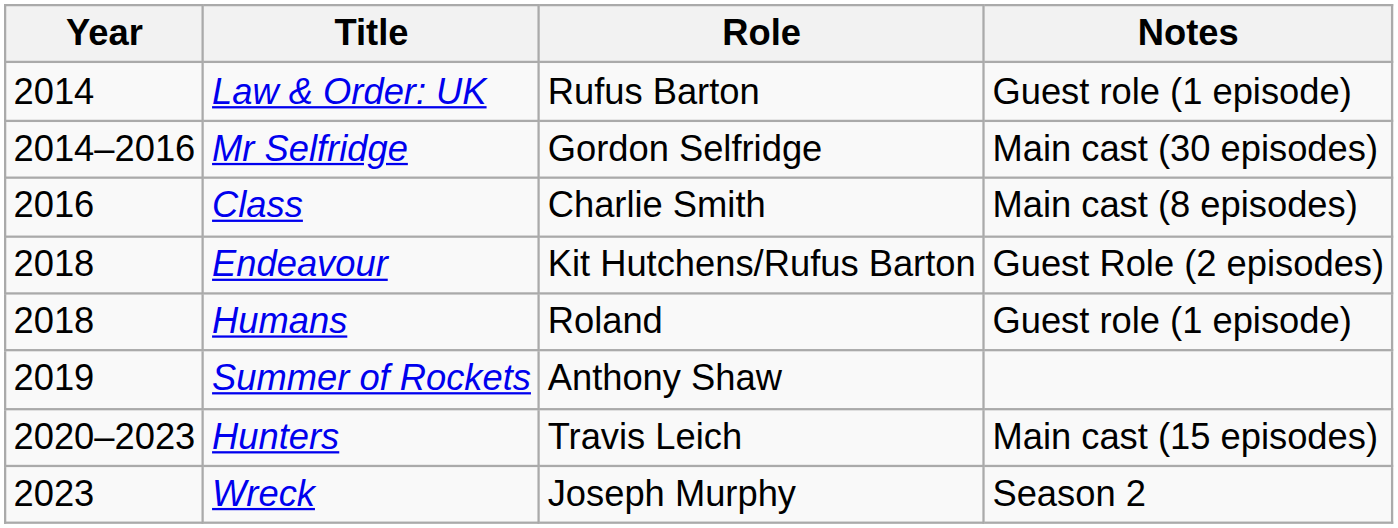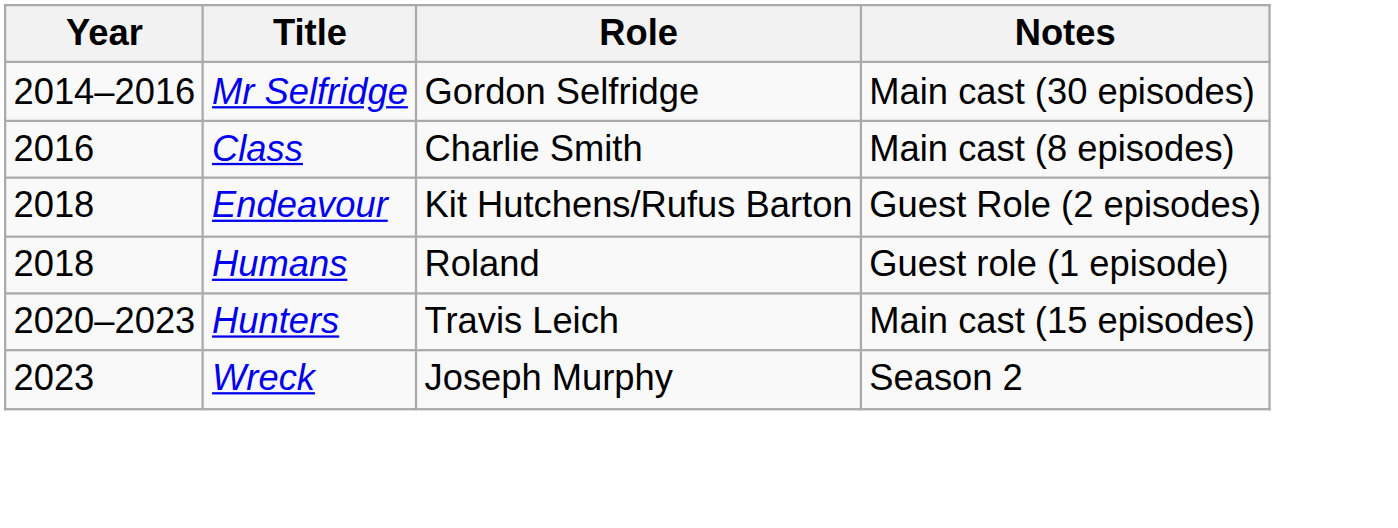- row: (349, 90)
- row: (372, 378)
